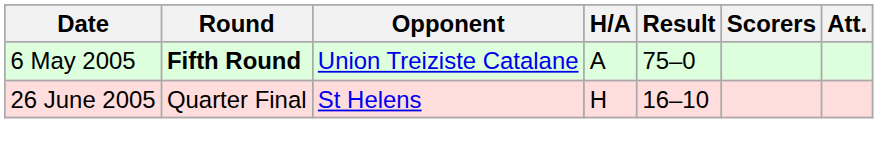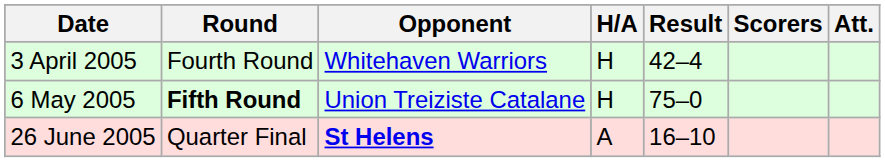+ row: (74, 61)
(598, 61) A -> (605, 99) H
(370, 99) normal -> (379, 137) bold
(599, 99) H -> (605, 137) A
